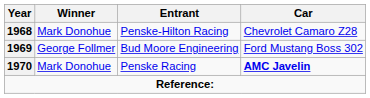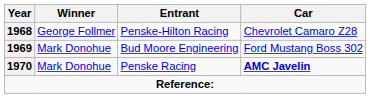(74, 31) Mark Donohue -> (76, 31) George Follmer
(76, 49) George Follmer -> (74, 49) Mark Donohue
